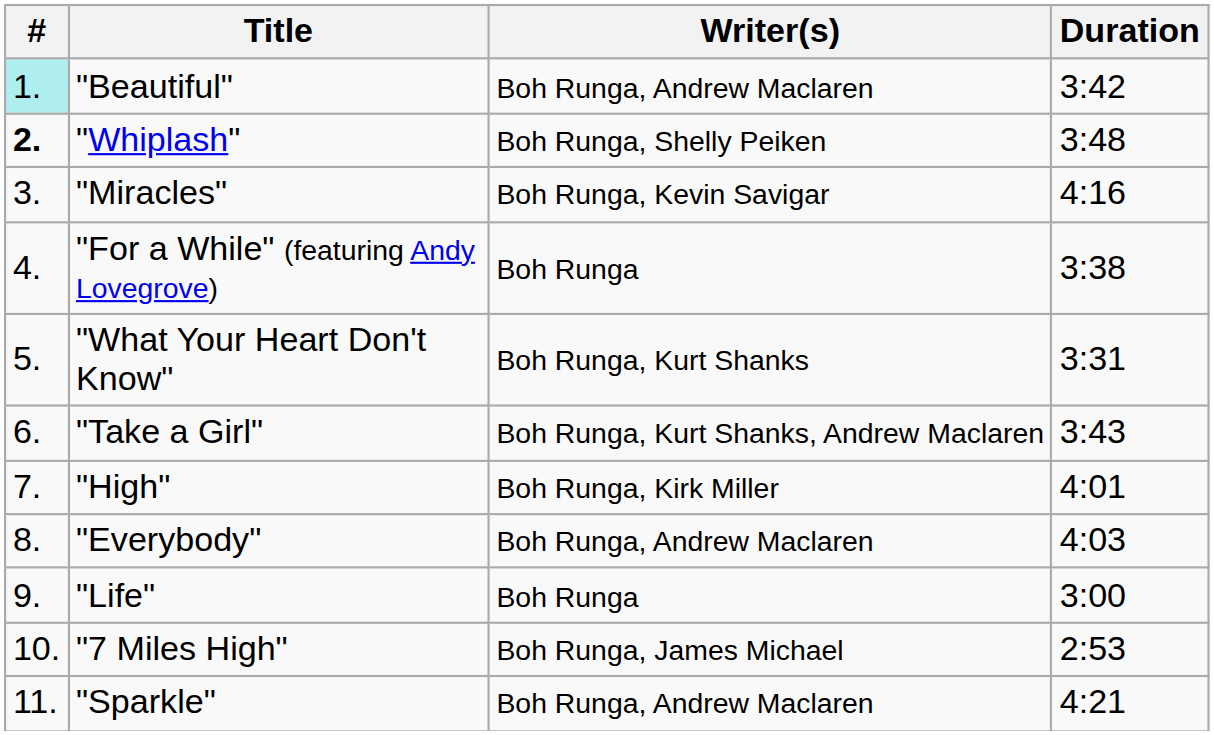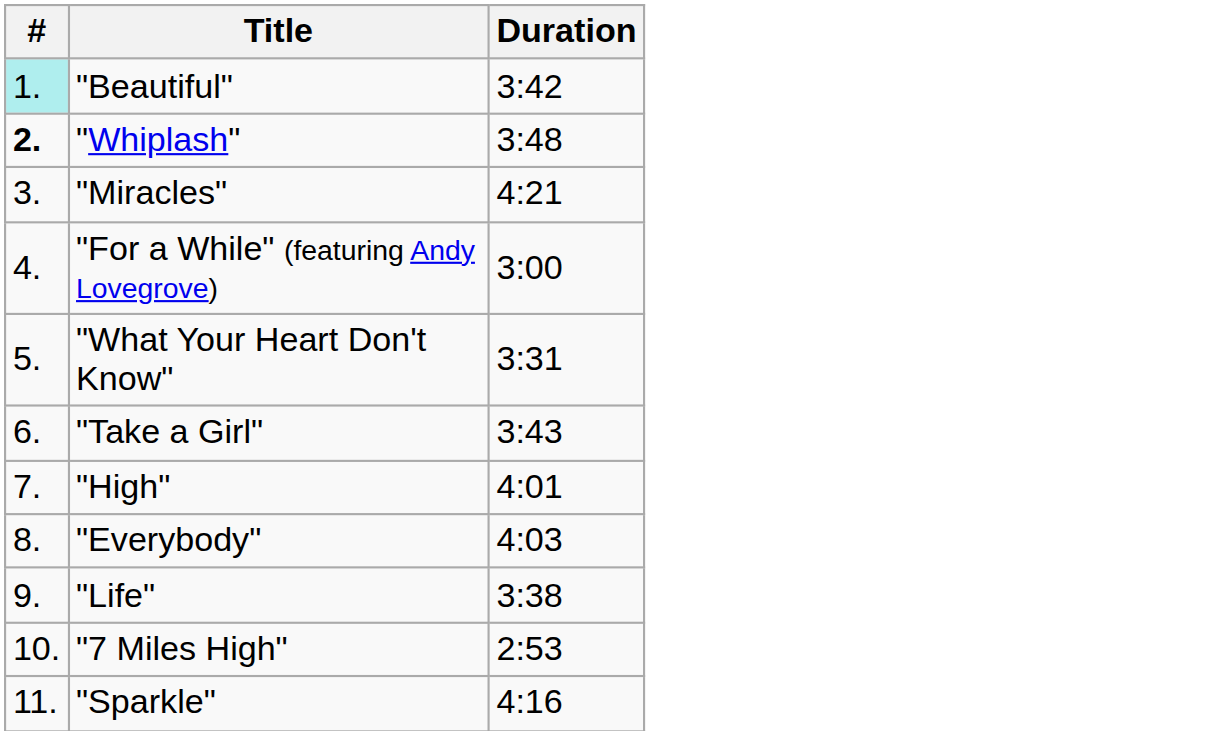- column: (770, 31)
(1093, 193) 4:16 -> (530, 193) 4:21
(1093, 266) 3:38 -> (530, 266) 3:00
(1093, 594) 3:00 -> (530, 594) 3:38
(1093, 702) 4:21 -> (530, 702) 4:16
